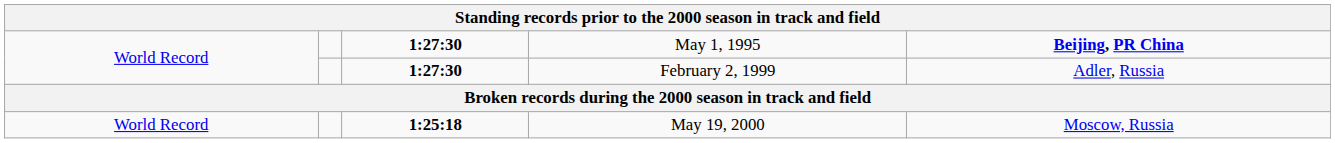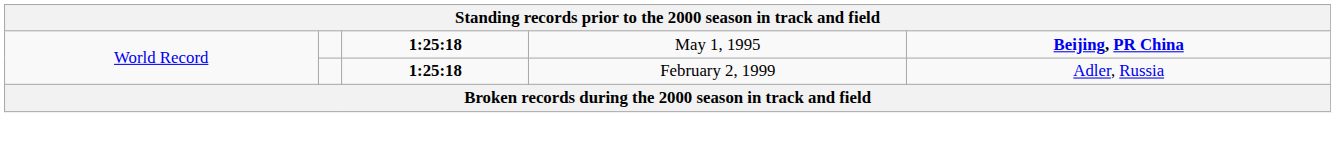(435, 44) 1:27:30 -> (435, 44) 1:25:18
(435, 71) 1:27:30 -> (435, 71) 1:25:18
- row: (718, 124)
